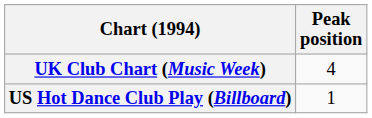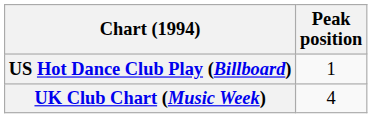rows swapped: (150, 68) <-> (150, 98)
